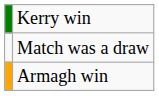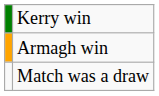rows swapped: (63, 76) <-> (83, 47)
